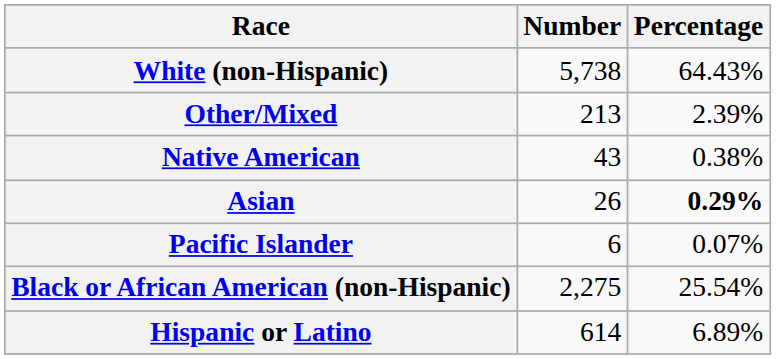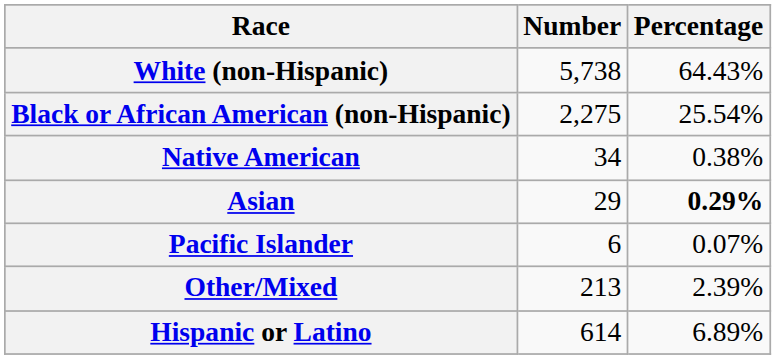rows swapped: (261, 288) <-> (261, 113)
(607, 157) 43 -> (607, 157) 34
(607, 200) 26 -> (607, 200) 29
